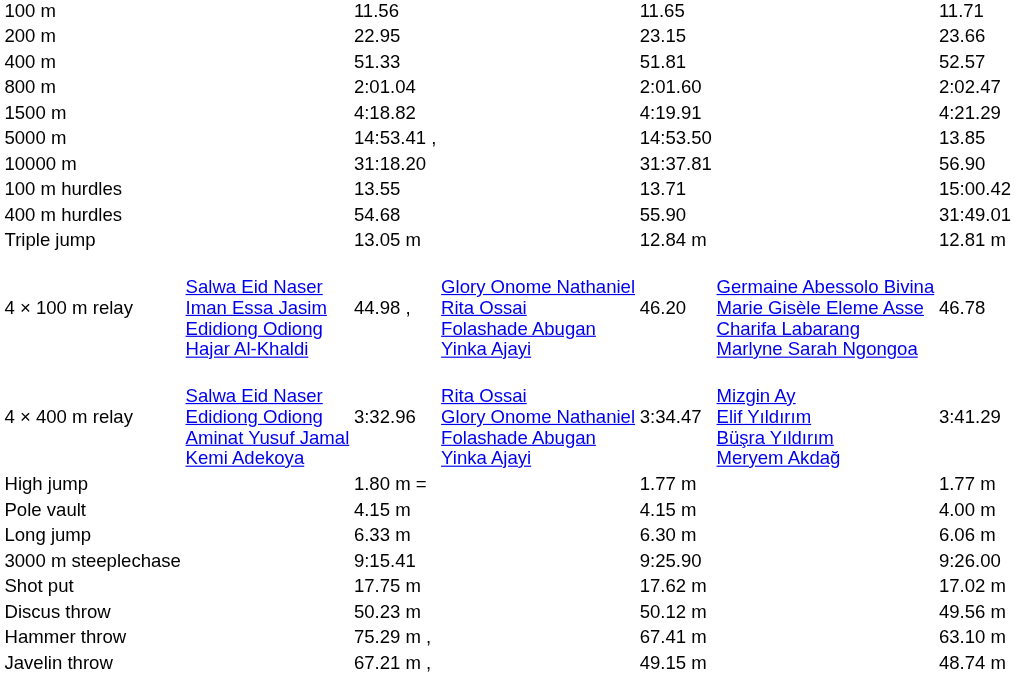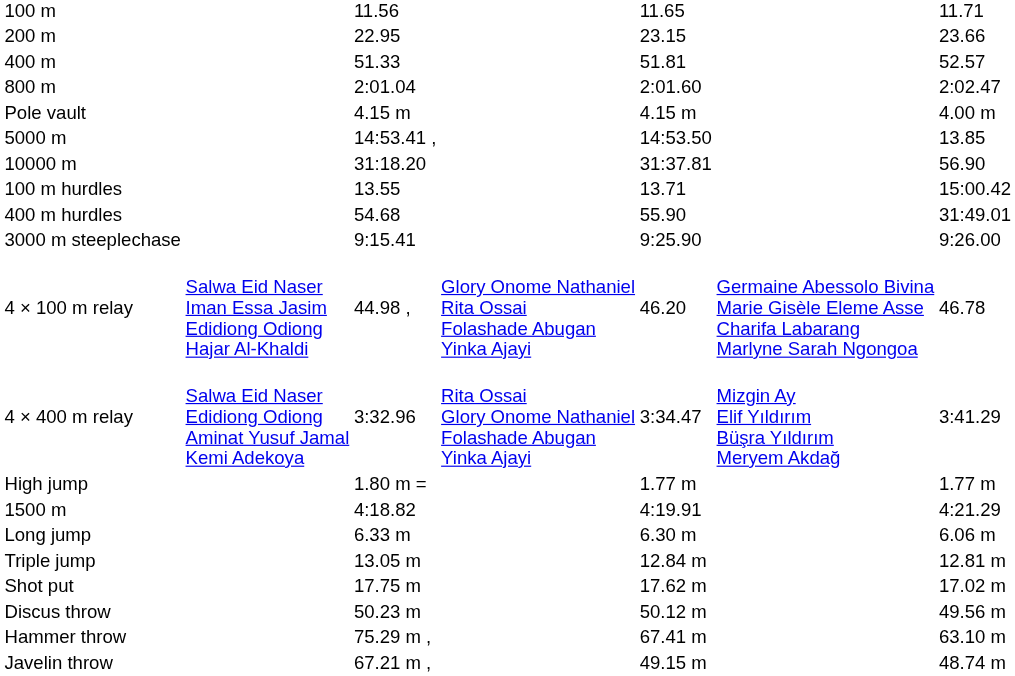rows swapped: (35, 112) <-> (45, 509)
rows swapped: (93, 560) <-> (50, 240)
